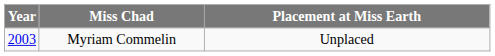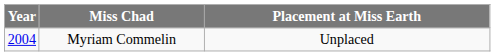(22, 39) 2003 -> (22, 39) 2004
